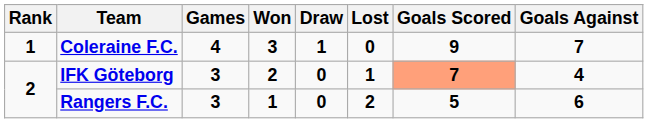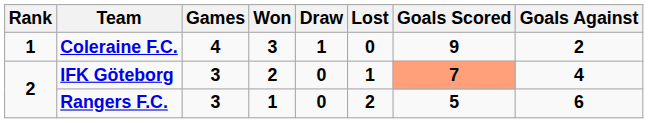(579, 46) 7 -> (579, 46) 2
